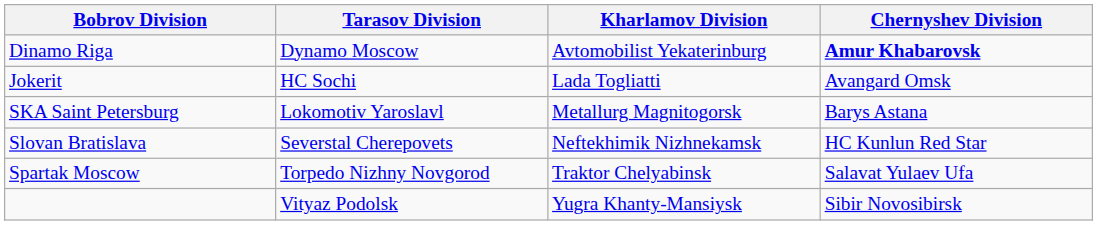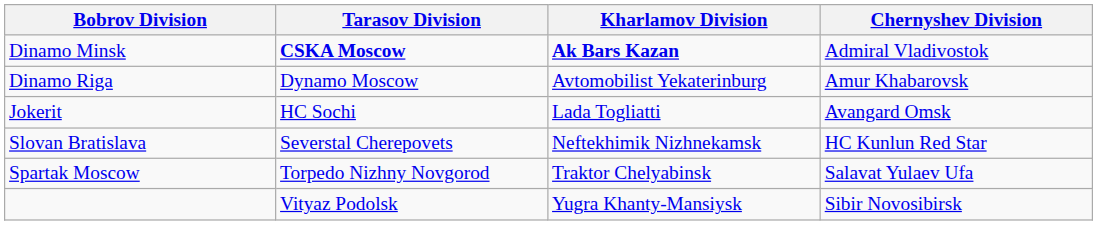+ row: (67, 50)
(903, 50) bold -> (896, 81) normal
- row: (94, 111)
